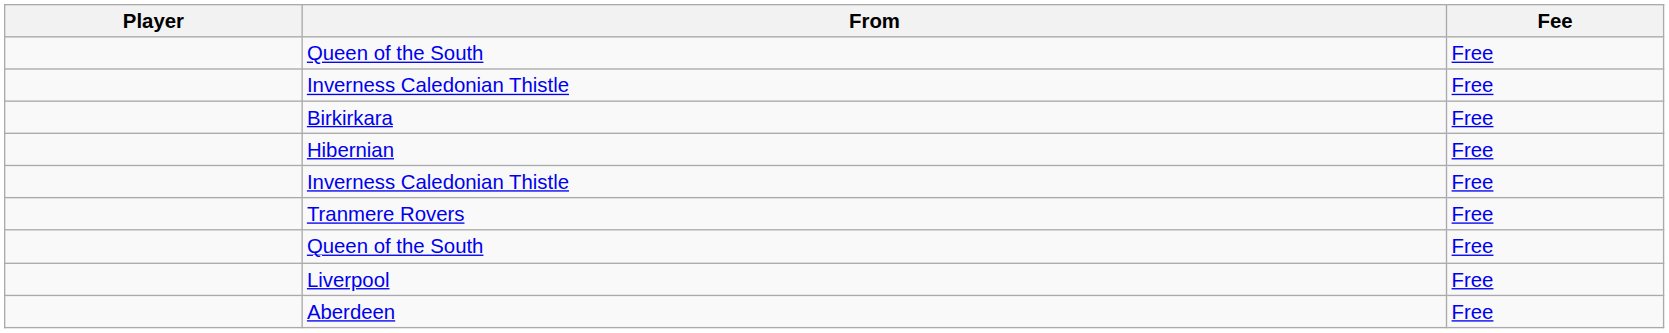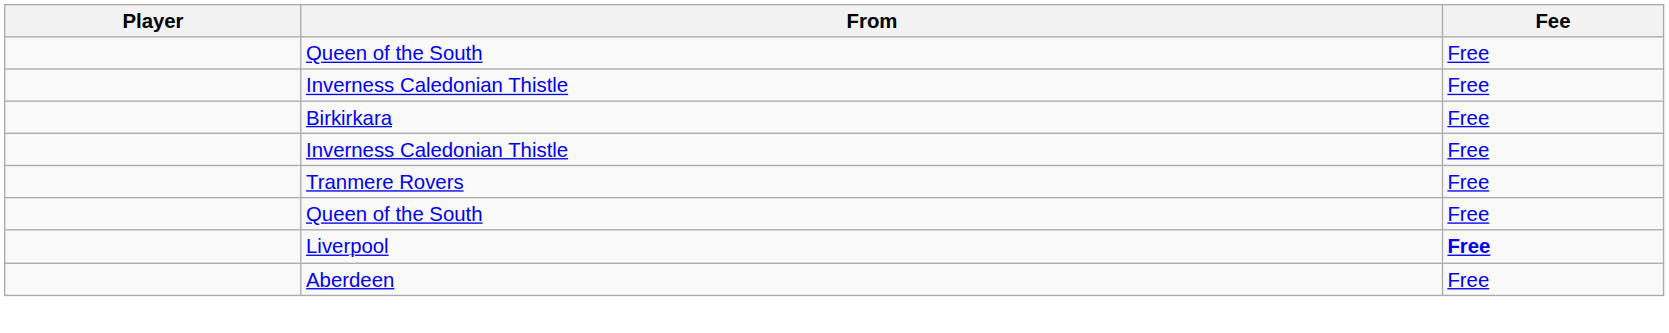- row: (153, 150)
(1473, 279) normal -> (1469, 247) bold
